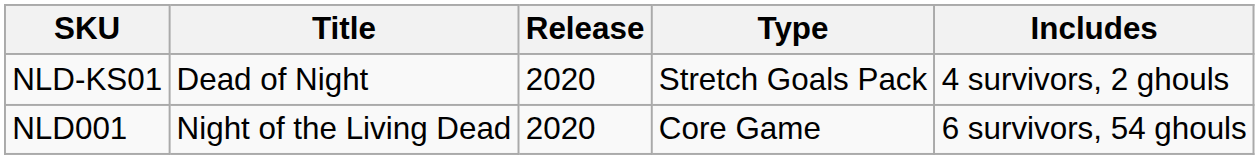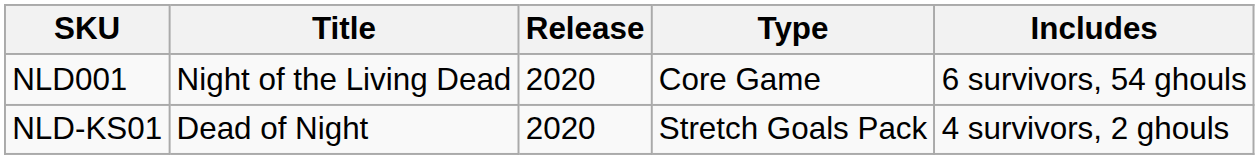rows swapped: (70, 128) <-> (87, 79)
